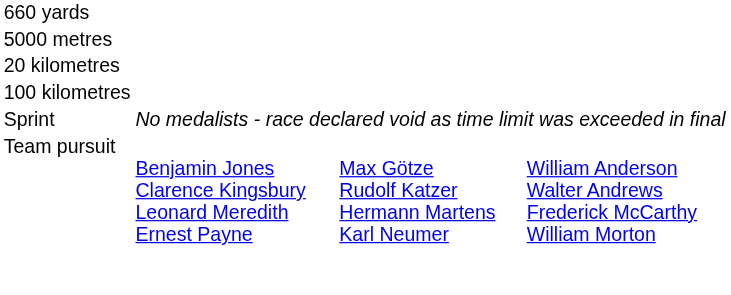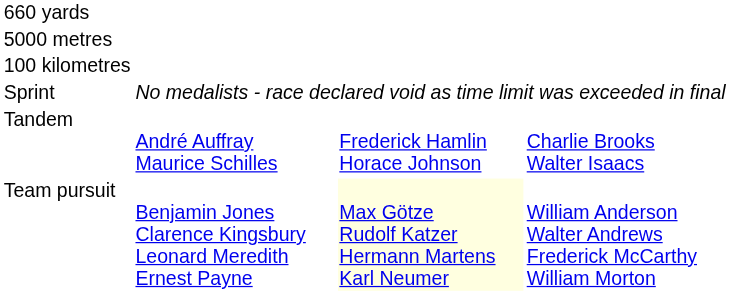- row: (62, 66)
+ row: (38, 119)
(417, 201) no background -> (417, 245) lightyellow background
